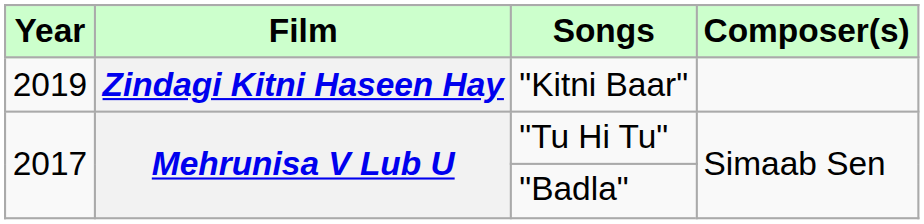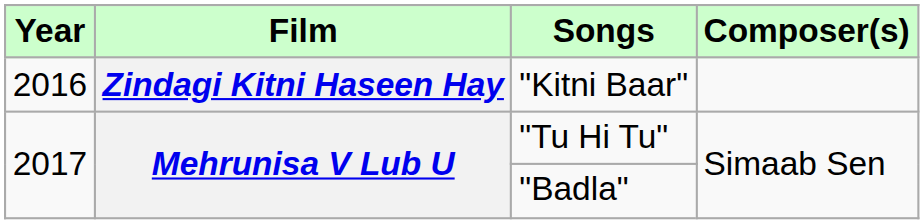(50, 84) 2019 -> (50, 84) 2016
